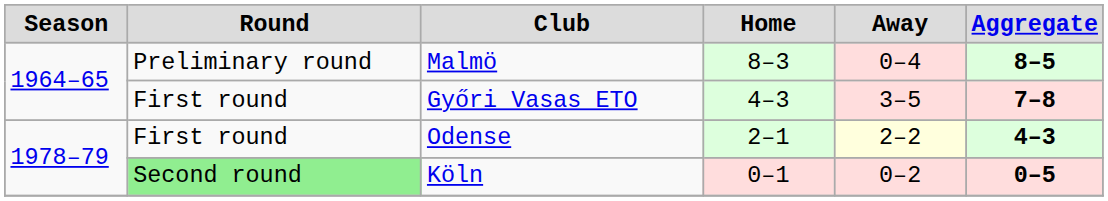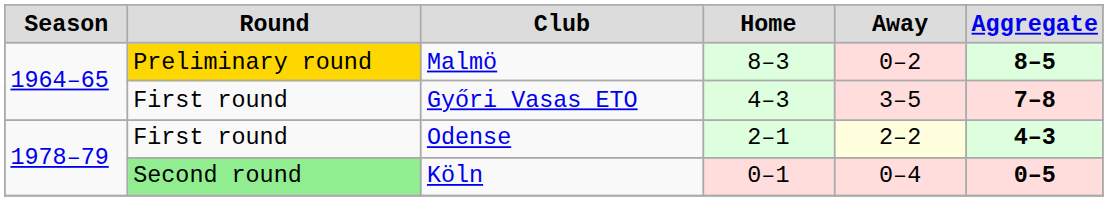(253, 62) no background -> (253, 62) gold background
(900, 62) 0–4 -> (900, 62) 0–2
(900, 177) 0–2 -> (900, 177) 0–4
